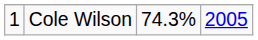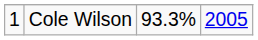(168, 19) 74.3% -> (168, 19) 93.3%
